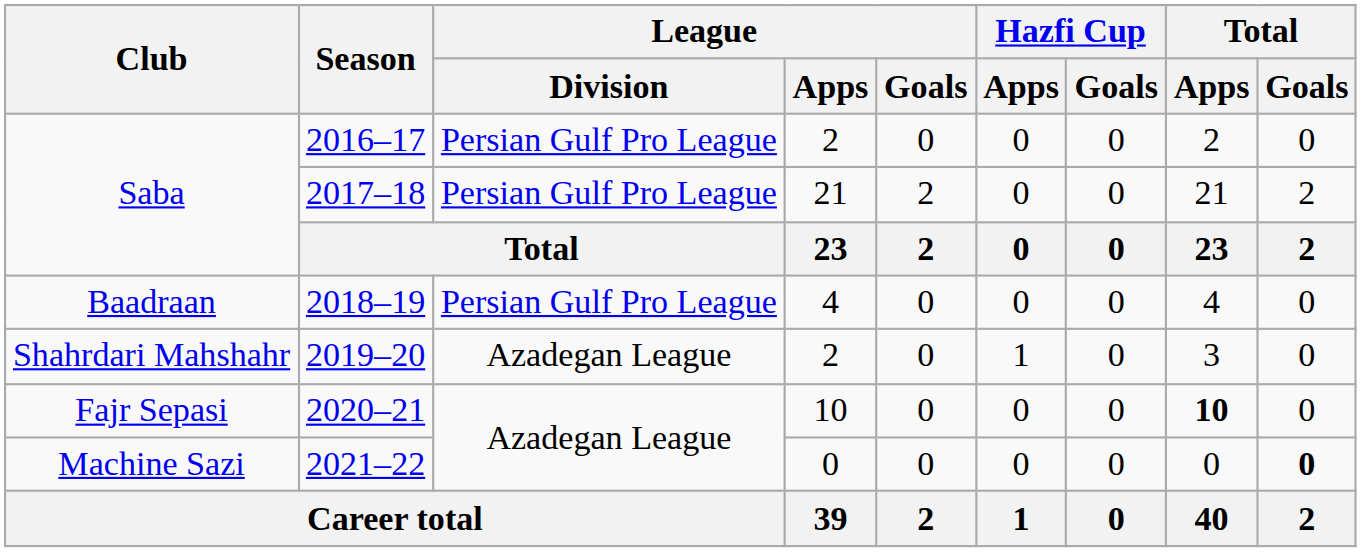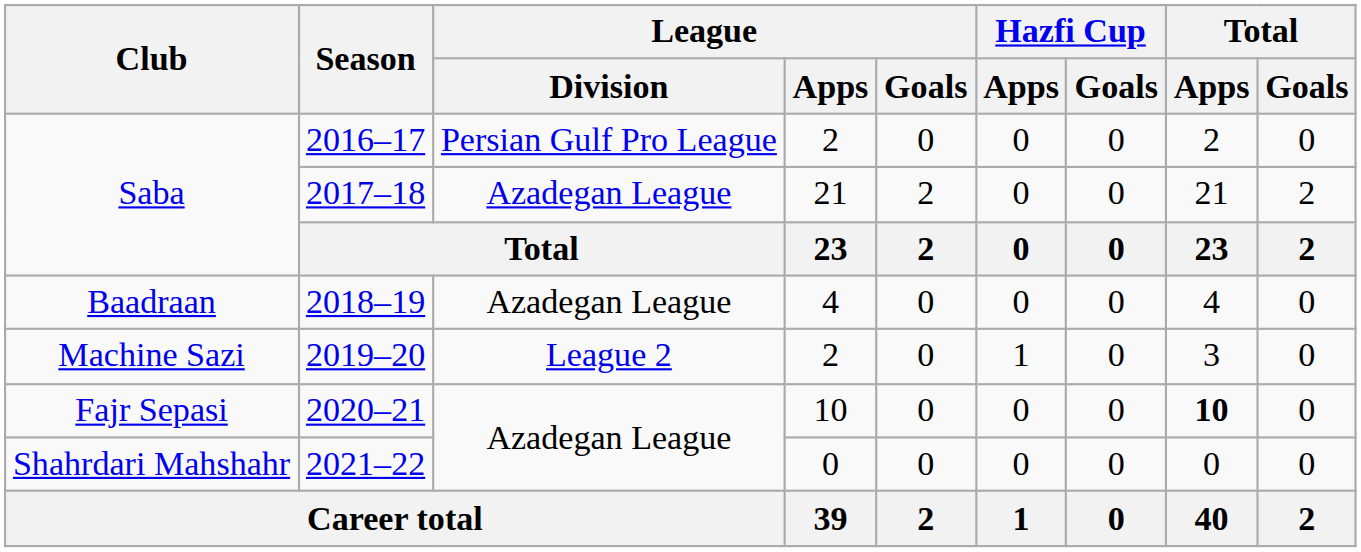(609, 193) Persian Gulf Pro League -> (609, 193) Azadegan League
(609, 301) Persian Gulf Pro League -> (609, 301) Azadegan League
(152, 355) Shahrdari Mahshahr -> (152, 355) Machine Sazi
(609, 355) Azadegan League -> (609, 355) League 2
(152, 463) Machine Sazi -> (152, 463) Shahrdari Mahshahr
(1307, 463) bold -> (1307, 463) normal
